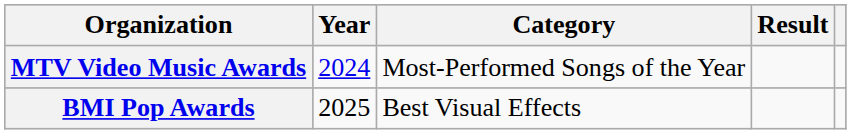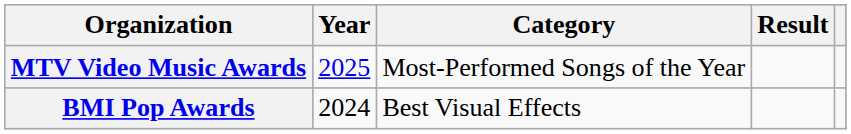(344, 66) 2024 -> (344, 66) 2025
(344, 107) 2025 -> (344, 107) 2024
